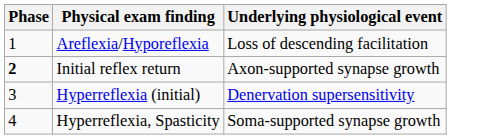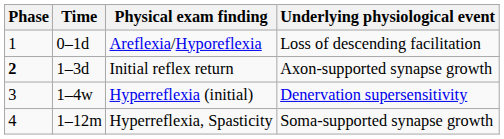+ column: (79, 17)
